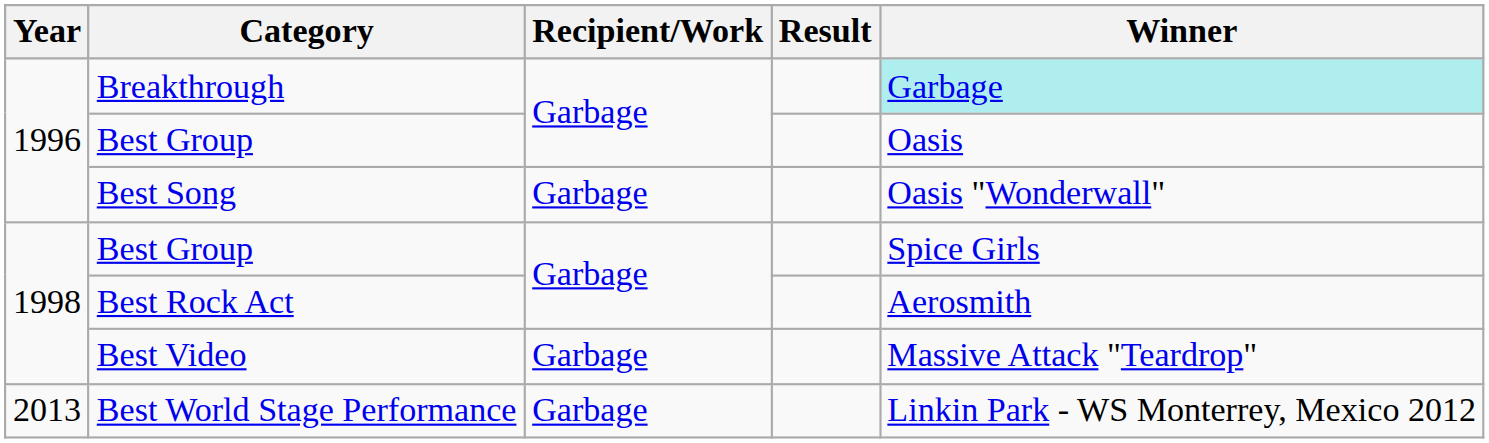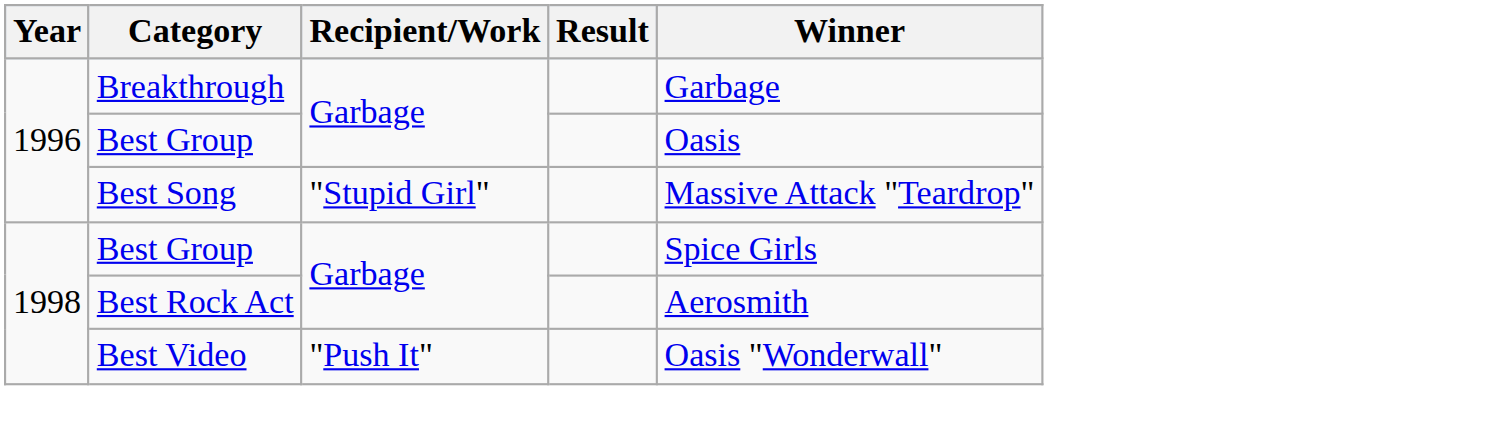(945, 85) paleturquoise background -> (722, 85) no background
(590, 193) Garbage -> (400, 193) "Stupid Girl"
(1026, 193) Oasis "Wonderwall" -> (850, 193) Massive Attack "Teardrop"
(590, 355) Garbage -> (371, 355) "Push It"
(1072, 355) Massive Attack "Teardrop" -> (803, 355) Oasis "Wonderwall"
- row: (47, 409)
